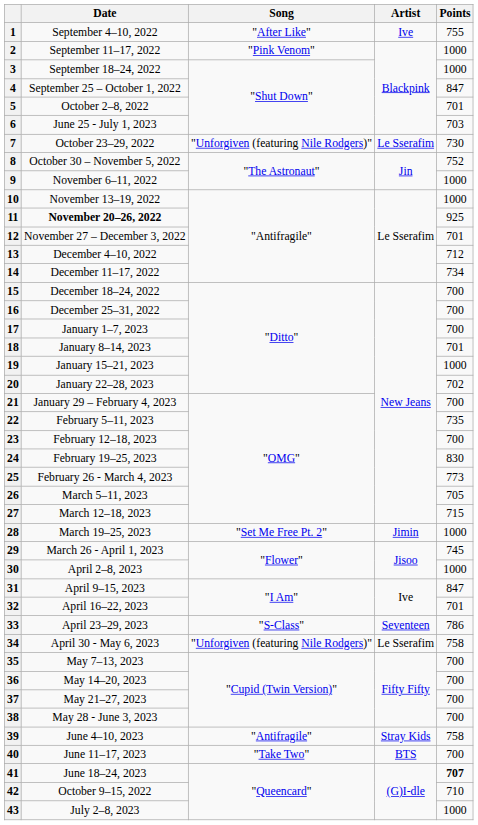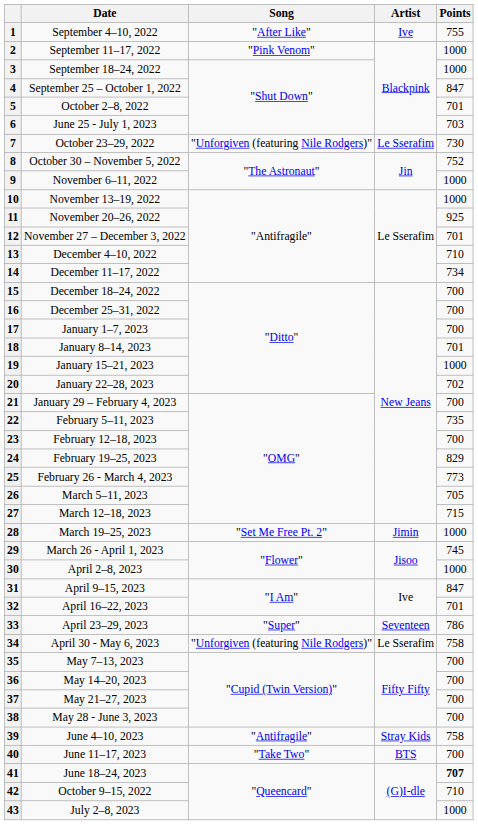(105, 217) bold -> (105, 217) normal
(455, 254) 712 -> (455, 254) 710
(455, 458) 830 -> (455, 458) 829
(281, 625) "S-Class" -> (281, 625) "Super"
